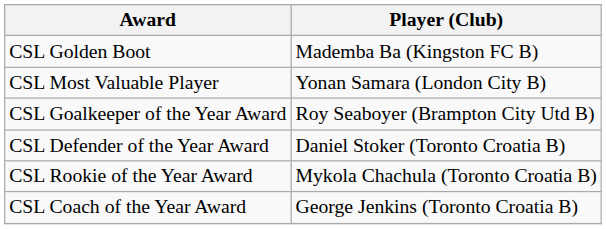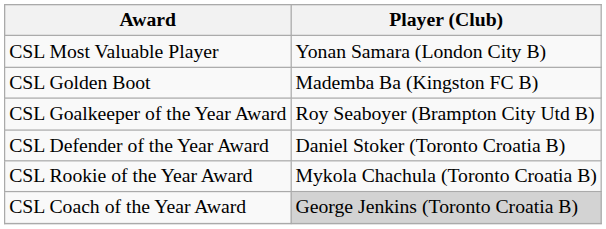rows swapped: (114, 82) <-> (80, 51)
(437, 207) no background -> (437, 207) lightgrey background
